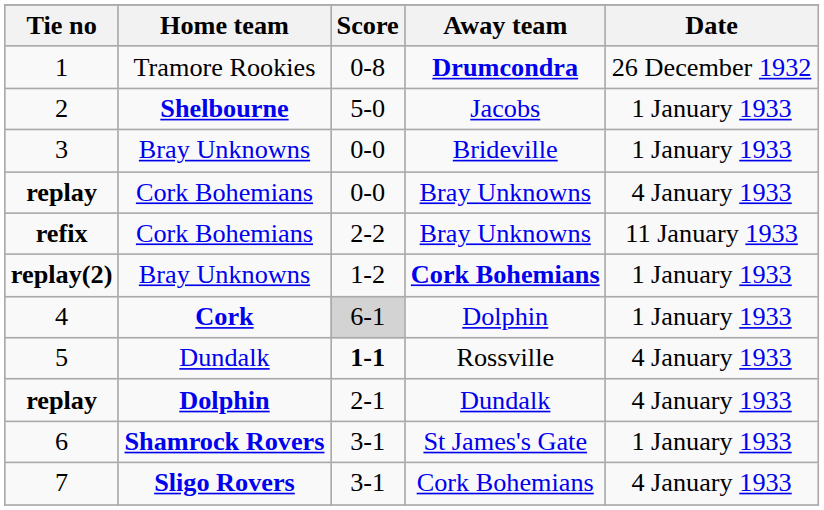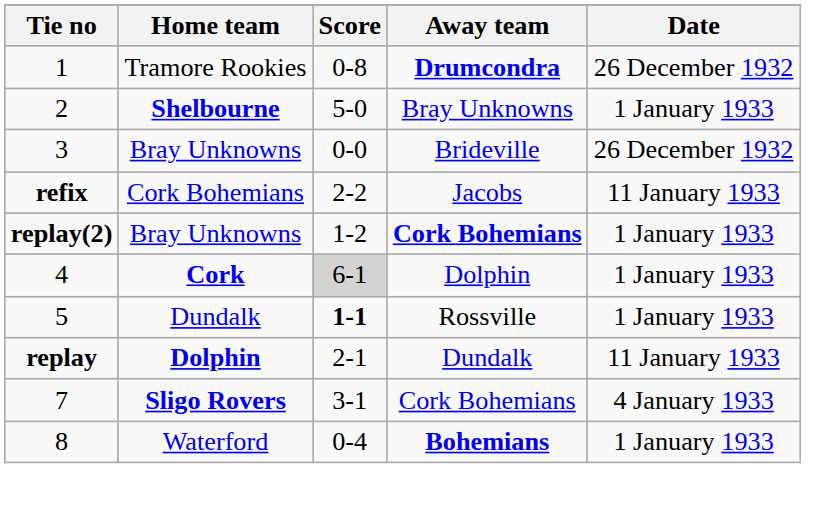(505, 108) Jacobs -> (487, 108) Bray Unknowns
(712, 150) 1 January 1933 -> (694, 150) 26 December 1932
- row: (62, 191)
(505, 233) Bray Unknowns -> (487, 191) Jacobs
(712, 358) 4 January 1933 -> (694, 316) 1 January 1933
(712, 399) 4 January 1933 -> (694, 358) 11 January 1933
- row: (62, 441)
+ row: (62, 441)
